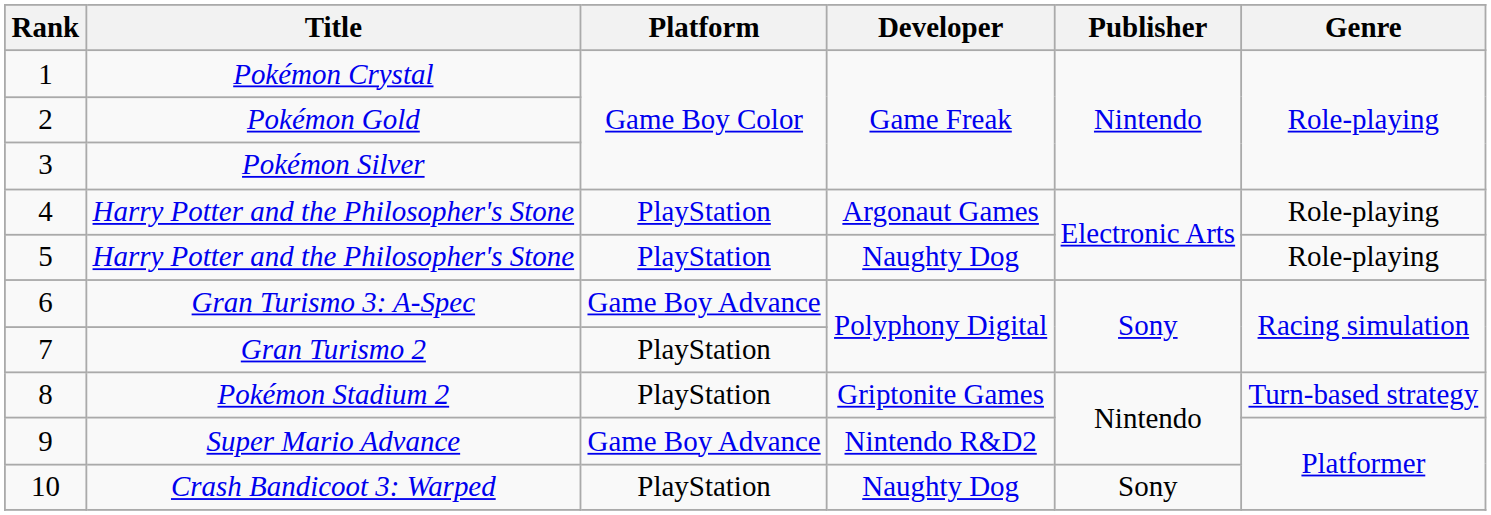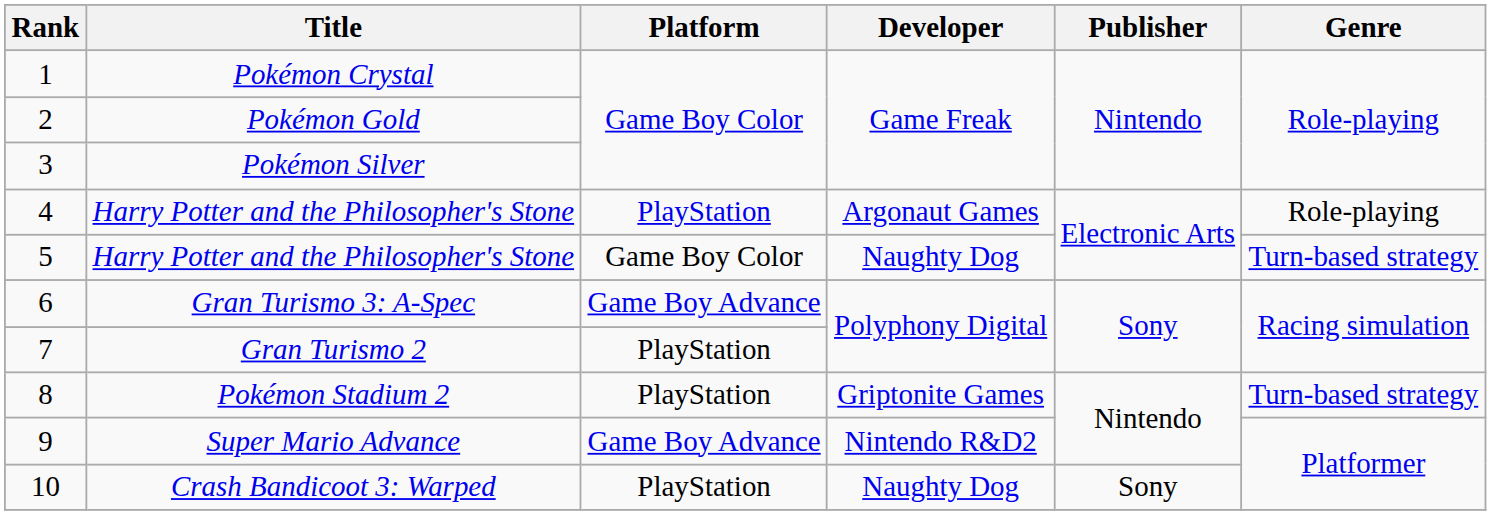(704, 257) PlayStation -> (704, 257) Game Boy Color
(1363, 257) Role-playing -> (1363, 257) Turn-based strategy
